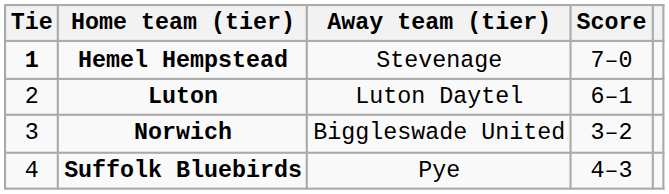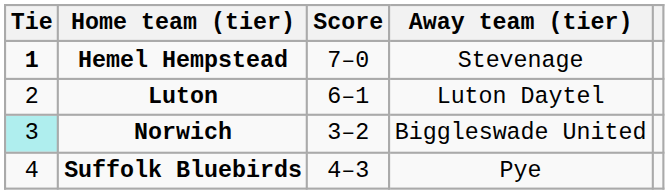columns swapped: (612, 23) <-> (439, 23)
(32, 134) no background -> (32, 134) paleturquoise background
